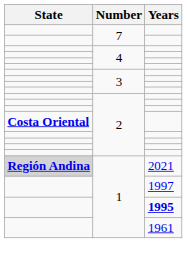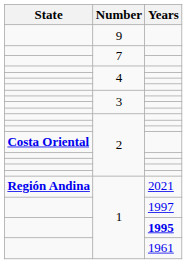+ row: (119, 35)
(49, 166) lightgrey background -> (49, 186) no background
